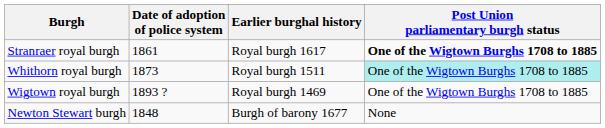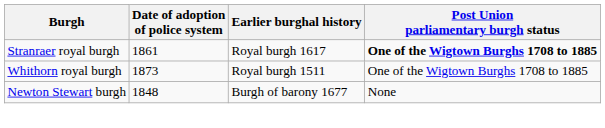(478, 71) paleturquoise background -> (478, 71) no background
- row: (64, 92)
